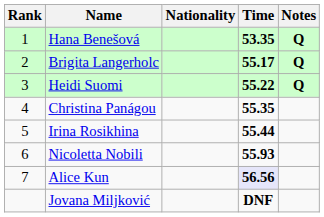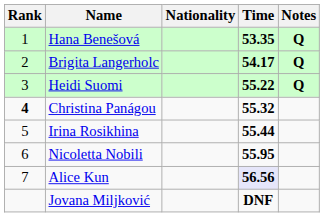(258, 62) 55.17 -> (258, 62) 54.17
(25, 108) normal -> (25, 108) bold
(258, 108) 55.35 -> (258, 108) 55.32
(258, 154) 55.93 -> (258, 154) 55.95
